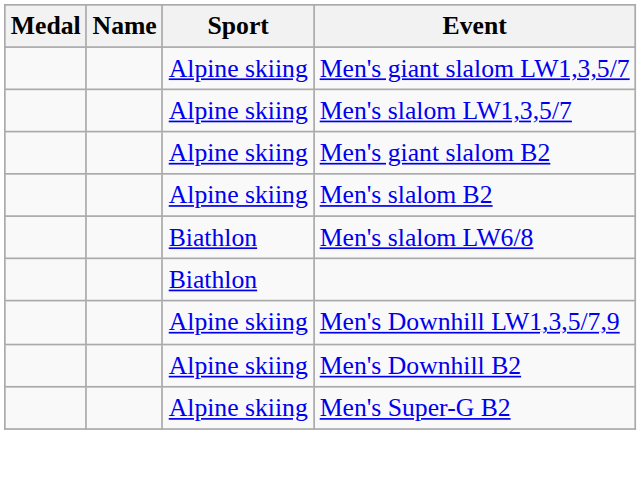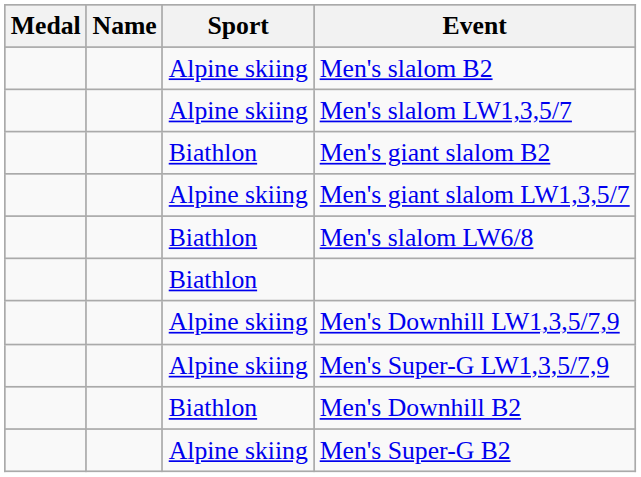rows swapped: (475, 68) <-> (406, 195)
(238, 152) Alpine skiing -> (213, 152) Biathlon
+ row: (464, 364)
(238, 364) Alpine skiing -> (213, 407) Biathlon
